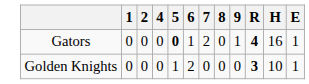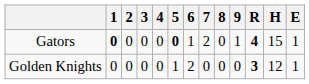+ column: (145, 17)
(129, 41) normal -> (114, 41) bold
(275, 41) 16 -> (275, 41) 15
(275, 66) 10 -> (275, 66) 12
